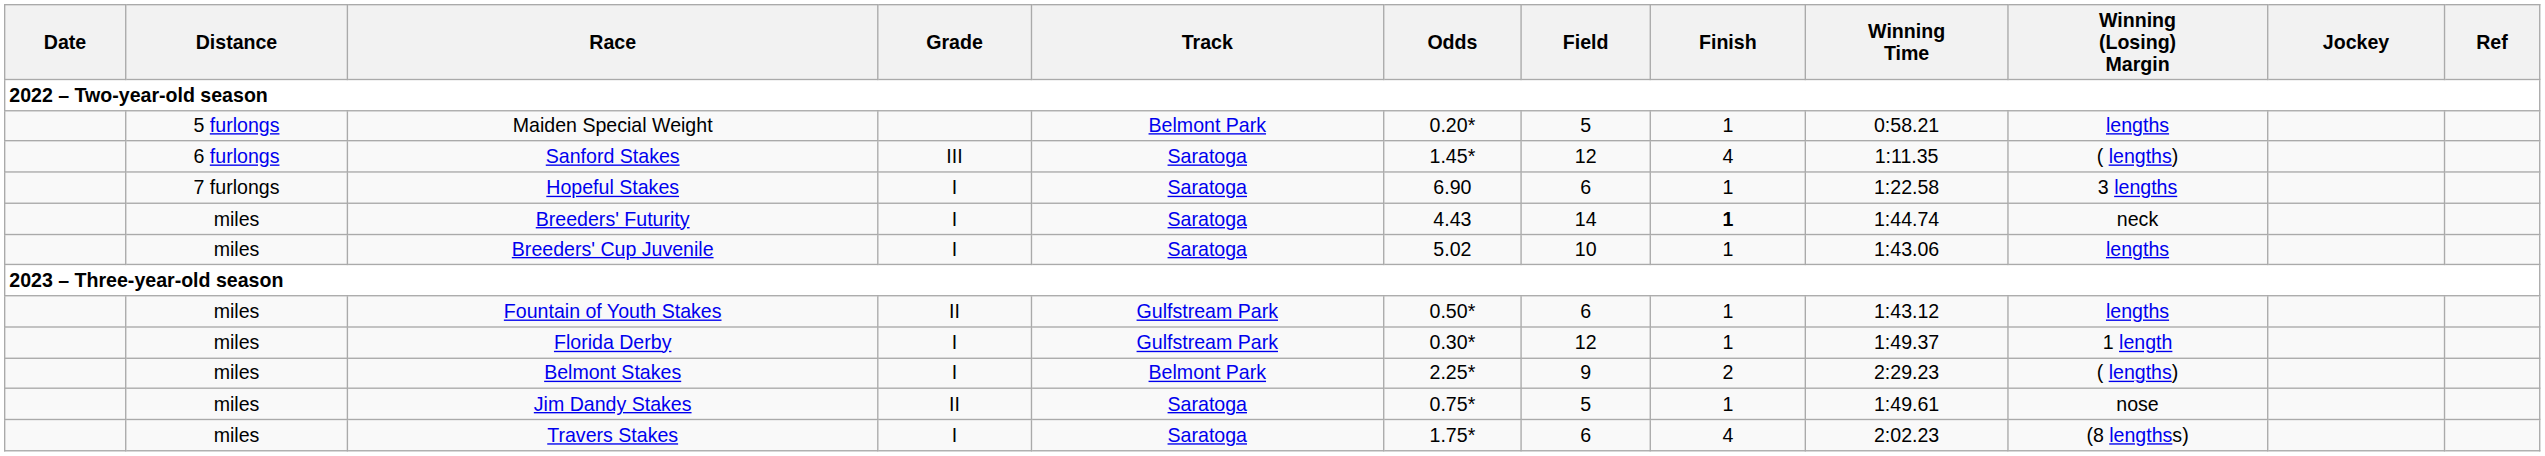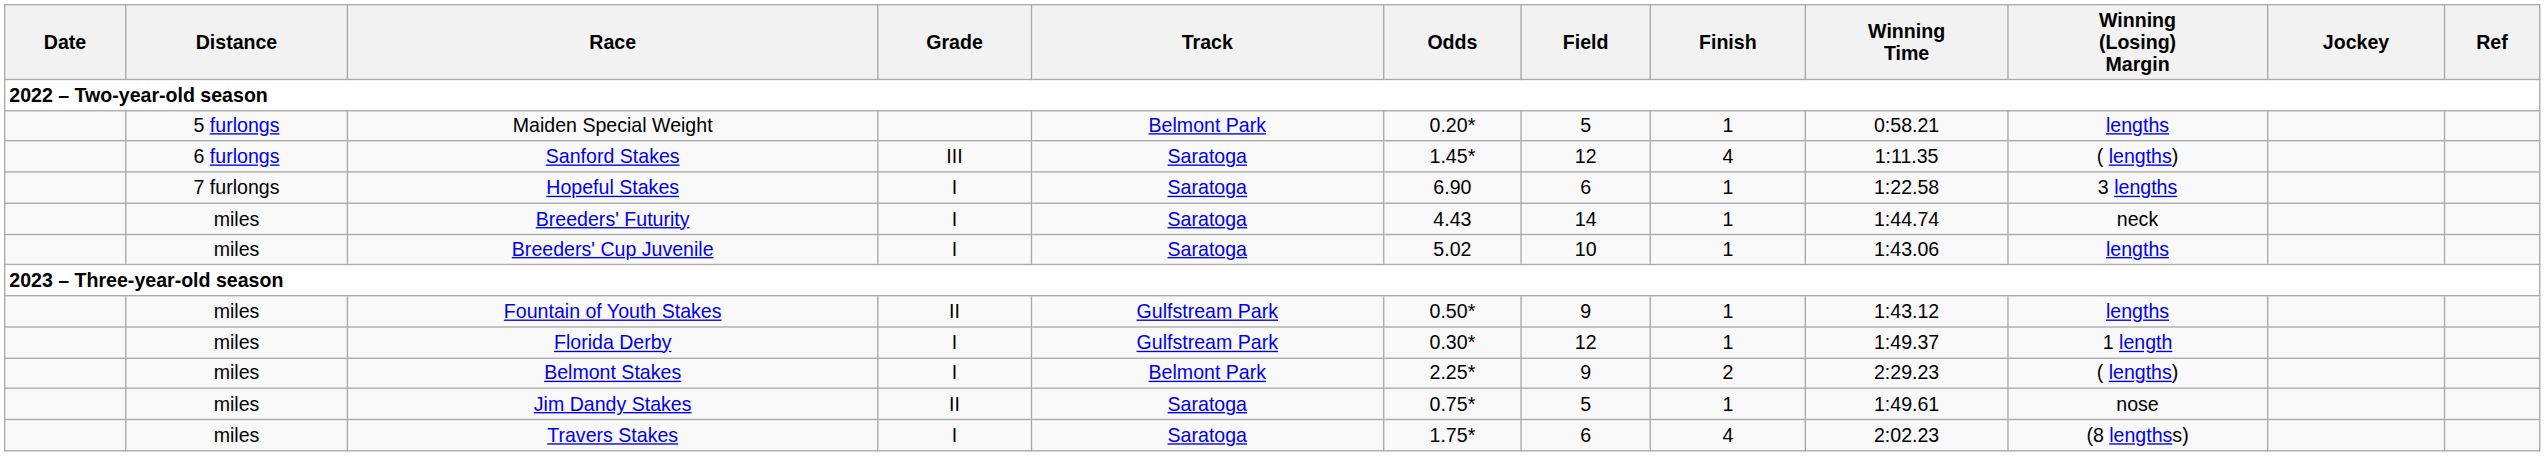(1728, 219) bold -> (1728, 219) normal
(1586, 312) 6 -> (1586, 312) 9
